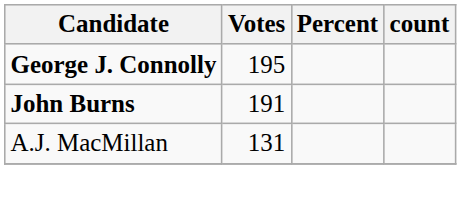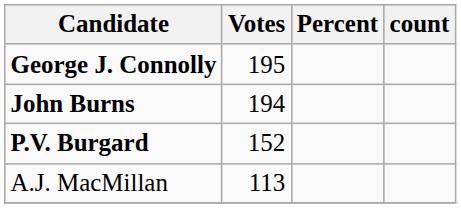(267, 103) 191 -> (267, 103) 194
+ row: (80, 143)
(267, 143) 131 -> (267, 182) 113
